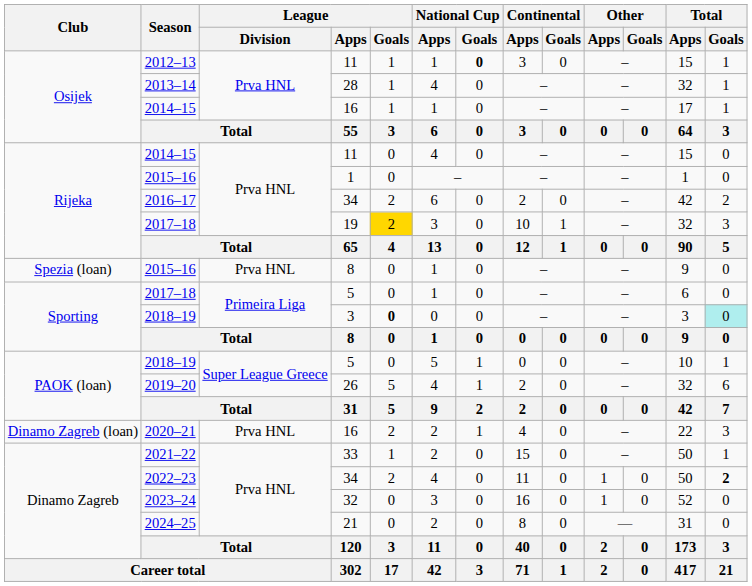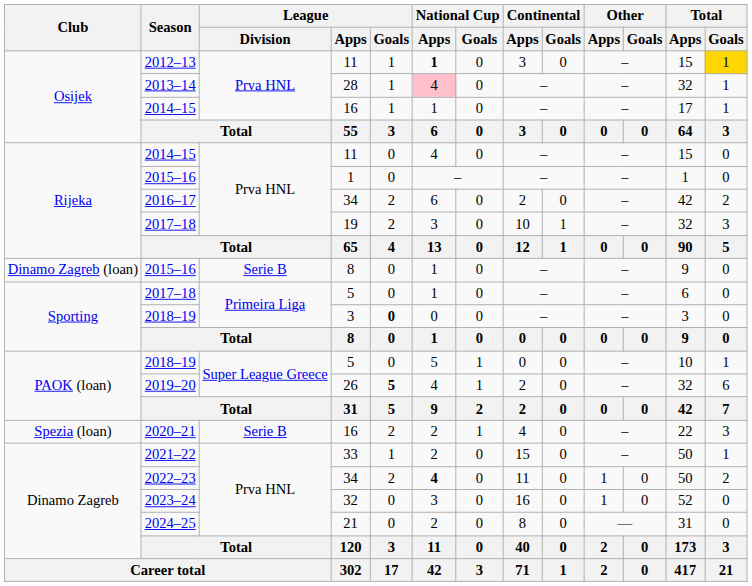(434, 62) normal -> (434, 62) bold
(479, 62) bold -> (479, 62) normal
(726, 62) no background -> (726, 62) gold background
(434, 85) no background -> (434, 85) pink background
(391, 223) gold background -> (391, 223) no background
(73, 270) Spezia (loan) -> (73, 270) Dinamo Zagreb (loan)
(265, 270) Prva HNL -> (265, 270) Serie B
(726, 316) paleturquoise background -> (726, 316) no background
(391, 385) normal -> (391, 385) bold
(73, 431) Dinamo Zagreb (loan) -> (73, 431) Spezia (loan)
(265, 431) Prva HNL -> (265, 431) Serie B
(434, 477) normal -> (434, 477) bold
(726, 477) bold -> (726, 477) normal
